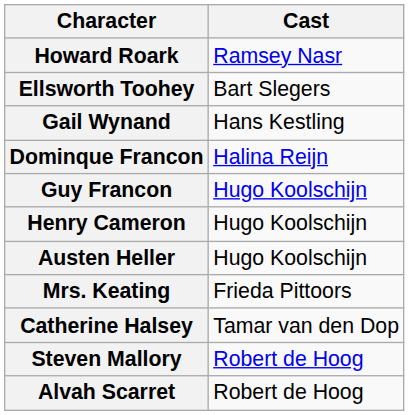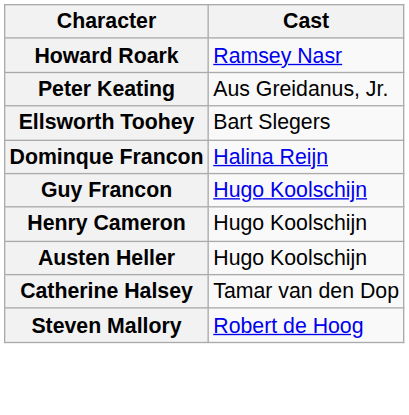+ row: (107, 88)
- row: (107, 122)
- row: (107, 291)
- row: (107, 392)
